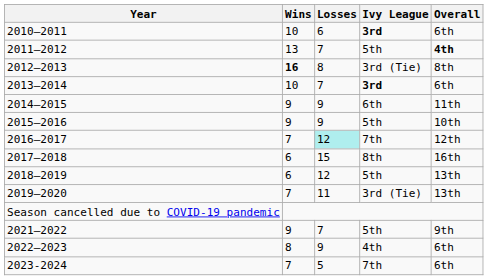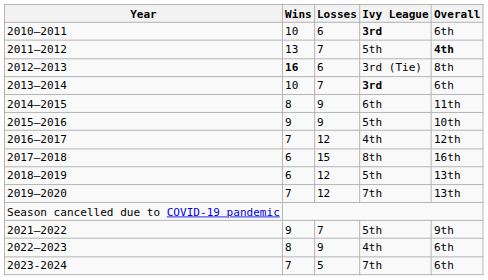(320, 67) 8 -> (320, 67) 6
(288, 103) 9 -> (288, 103) 8
(324, 139) paleturquoise background -> (324, 139) no background
(372, 139) 7th -> (372, 139) 4th
(324, 194) 11 -> (324, 194) 12
(392, 194) 3rd (Tie) -> (372, 194) 7th
